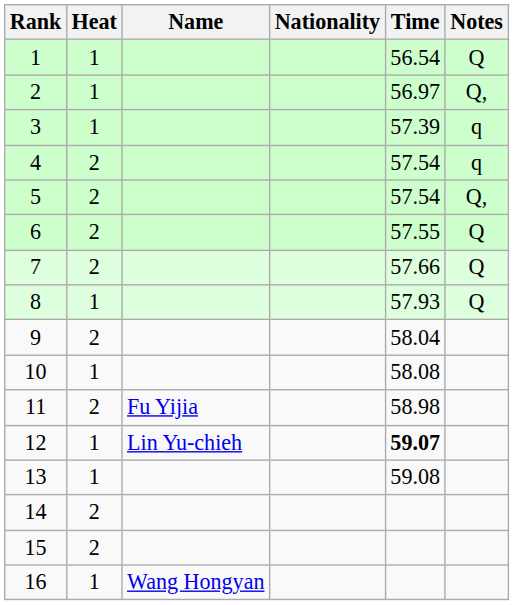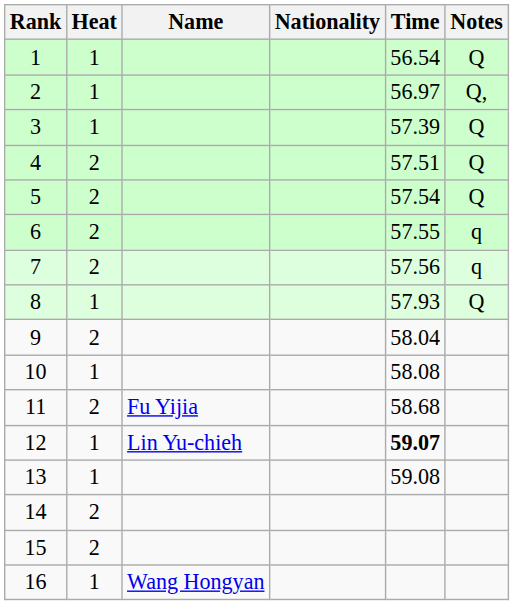(477, 127) q -> (477, 127) Q
(415, 162) 57.54 -> (415, 162) 57.51
(477, 162) q -> (477, 162) Q
(477, 197) Q, -> (477, 197) Q
(477, 232) Q -> (477, 232) q
(415, 267) 57.66 -> (415, 267) 57.56
(477, 267) Q -> (477, 267) q
(415, 407) 58.98 -> (415, 407) 58.68
